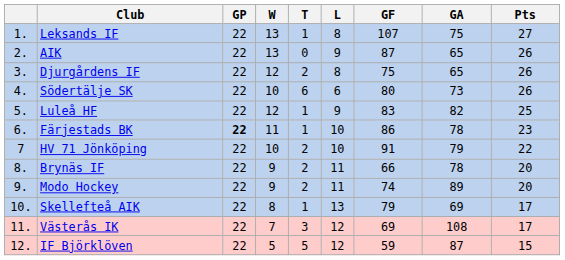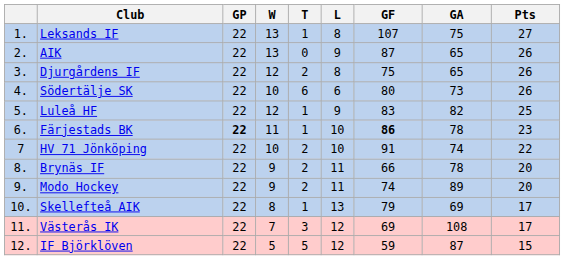(388, 130) normal -> (388, 130) bold
(457, 149) 79 -> (457, 149) 74
